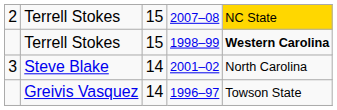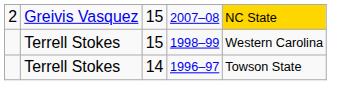(72, 17) Terrell Stokes -> (81, 17) Greivis Vasquez
(277, 42) bold -> (274, 42) normal
- row: (195, 67)
(81, 92) Greivis Vasquez -> (72, 67) Terrell Stokes
